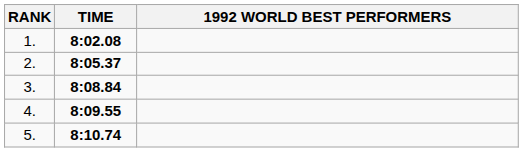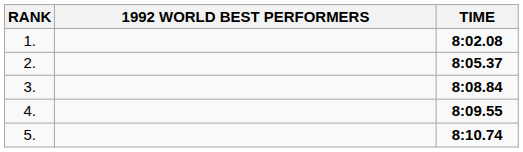columns swapped: (327, 17) <-> (96, 17)
